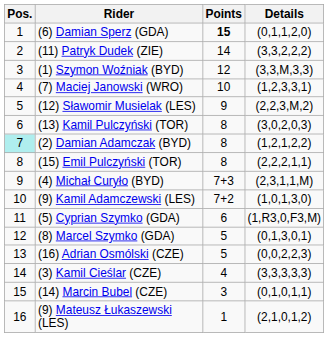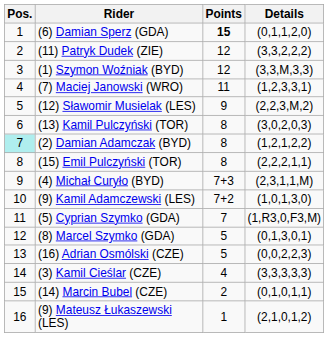(224, 50) 14 -> (224, 50) 12
(224, 88) 10 -> (224, 88) 11
(224, 217) 6 -> (224, 217) 7
(224, 291) 3 -> (224, 291) 2
